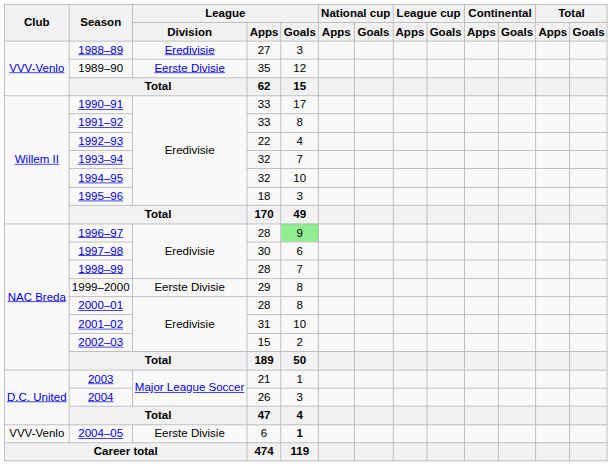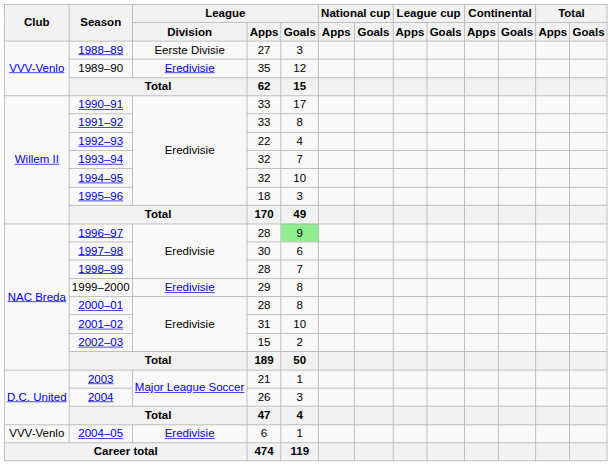(190, 50) Eredivisie -> (190, 50) Eerste Divisie
(190, 68) Eerste Divisie -> (190, 68) Eredivisie
(190, 287) Eerste Divisie -> (190, 287) Eredivisie
(190, 433) Eerste Divisie -> (190, 433) Eredivisie
(300, 433) bold -> (300, 433) normal
